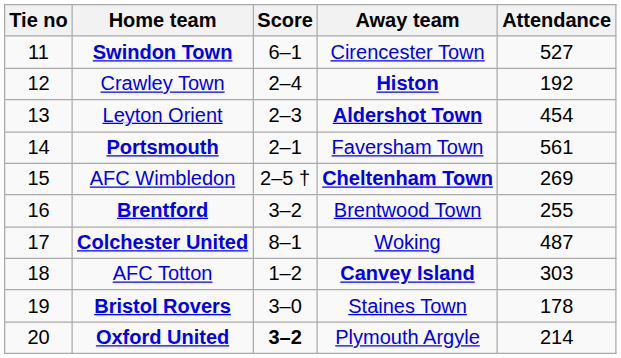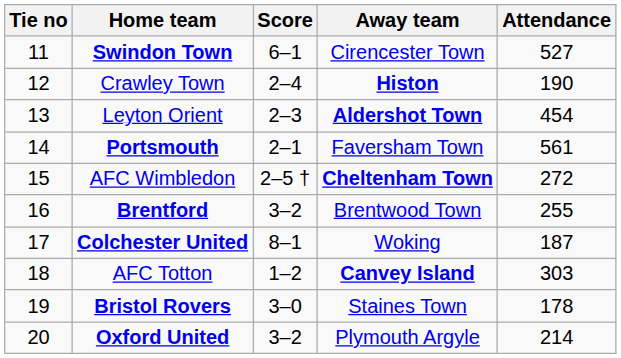(557, 83) 192 -> (557, 83) 190
(557, 178) 269 -> (557, 178) 272
(557, 242) 487 -> (557, 242) 187
(285, 337) bold -> (285, 337) normal
